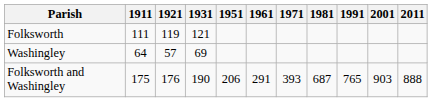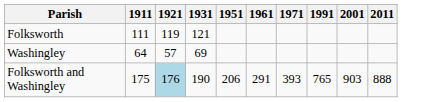- column: (322, 14)
(170, 79) no background -> (170, 79) lightblue background
